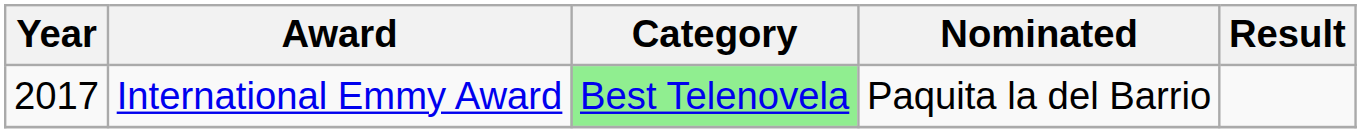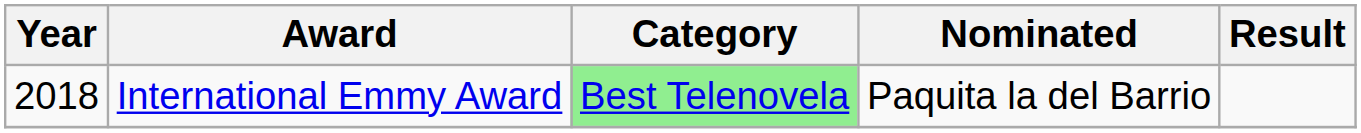(57, 95) 2017 -> (57, 95) 2018
